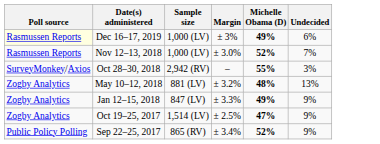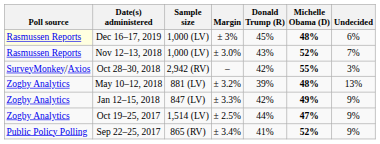+ column: (265, 17)
(266, 37) 49% -> (309, 37) 48%
